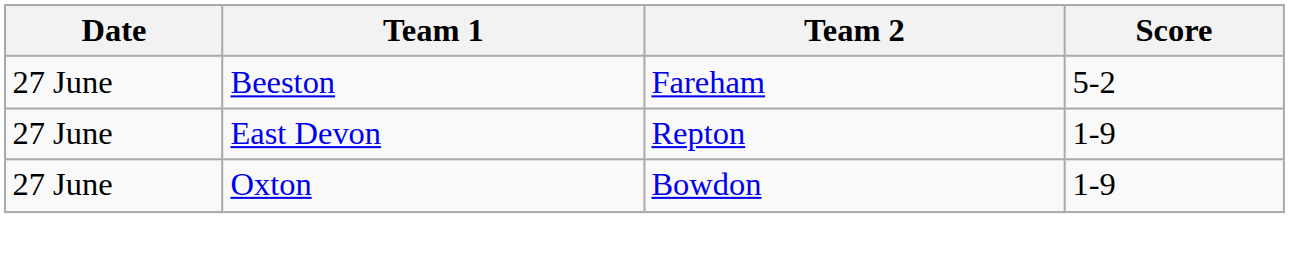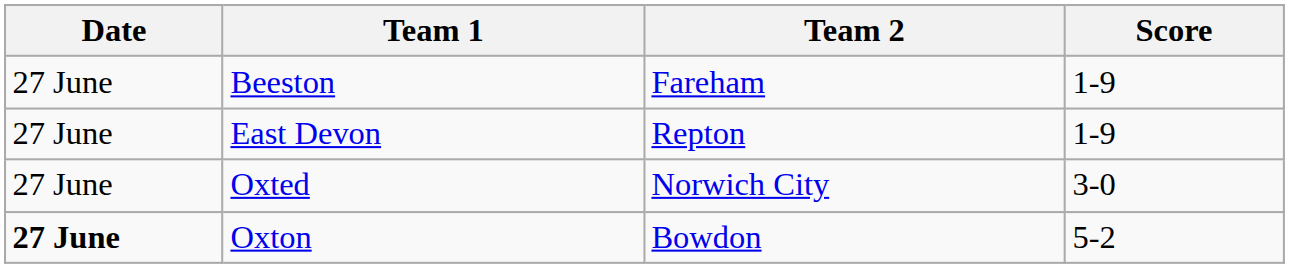(1094, 81) 5-2 -> (1094, 81) 1-9
+ row: (270, 184)
(63, 184) normal -> (66, 236) bold
(1094, 184) 1-9 -> (1094, 236) 5-2
